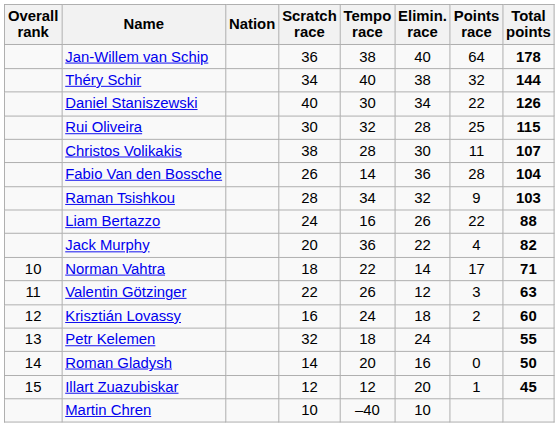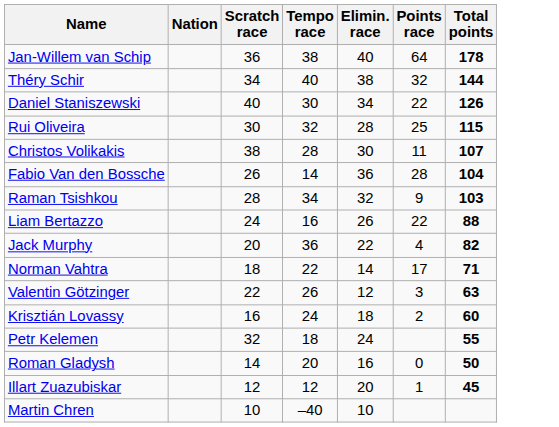- column: (33, 24)
